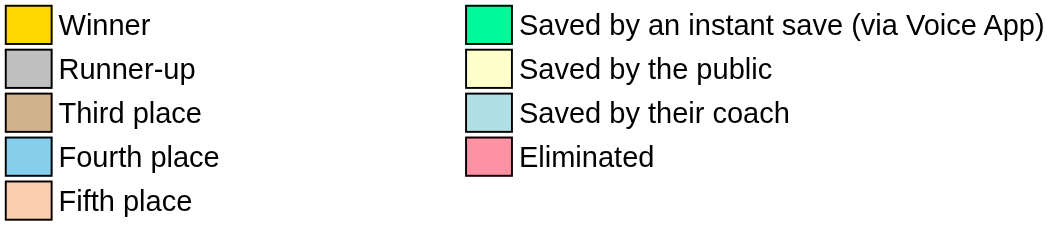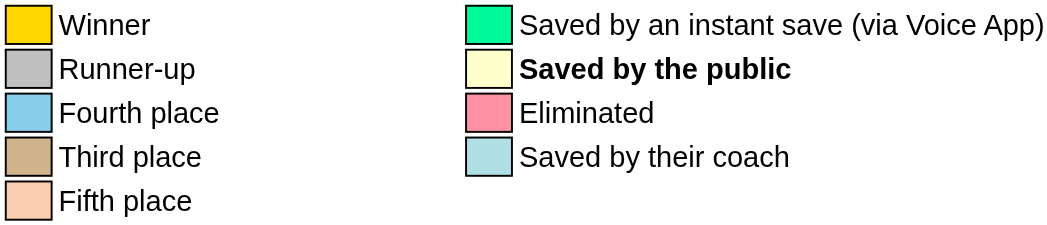(646, 69) normal -> (655, 69) bold
rows swapped: (130, 113) <-> (139, 157)
